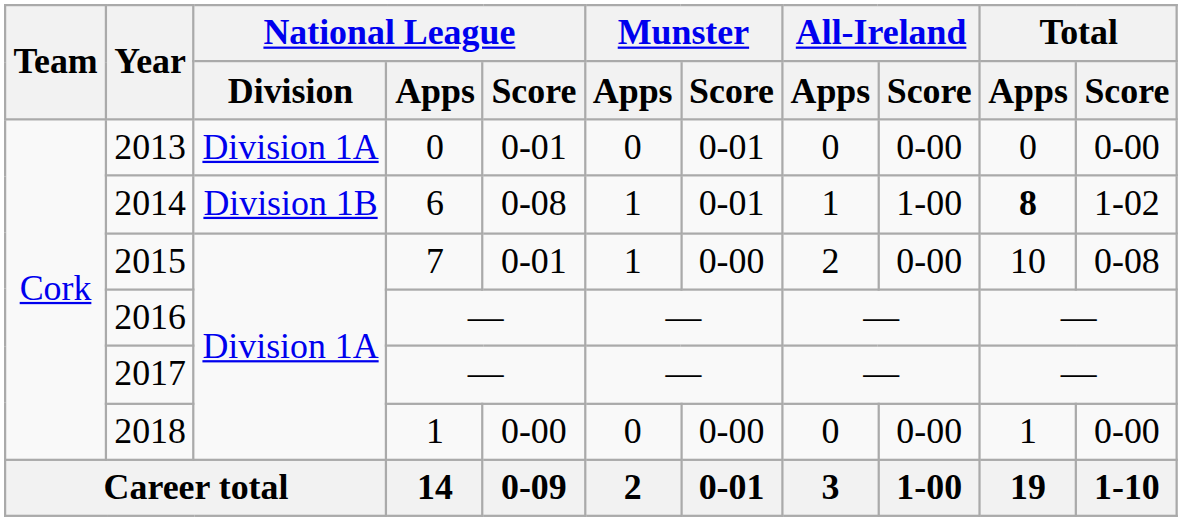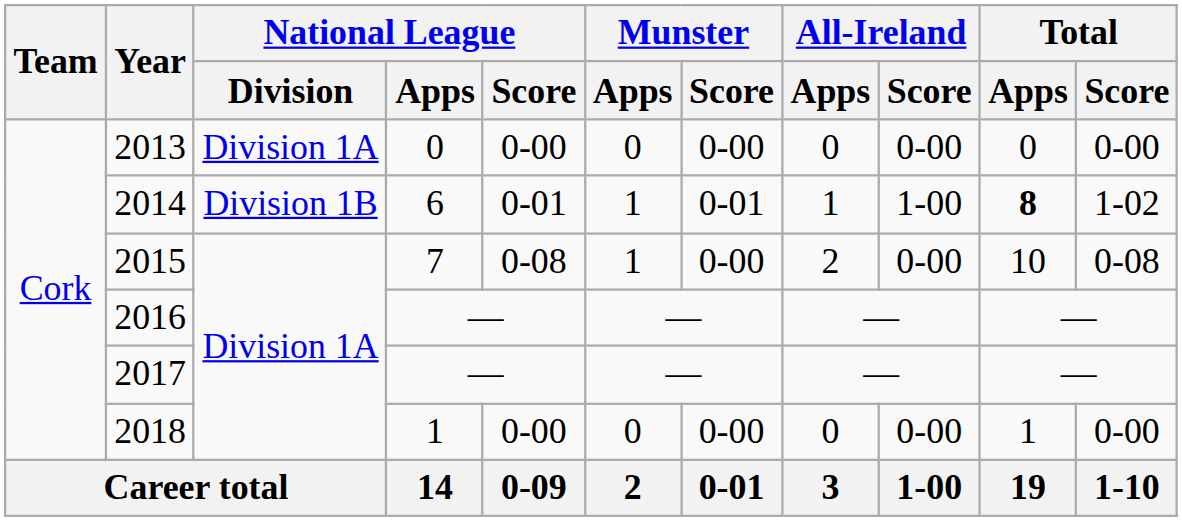(534, 146) 0-01 -> (534, 146) 0-00
(732, 146) 0-01 -> (732, 146) 0-00
(534, 203) 0-08 -> (534, 203) 0-01
(534, 260) 0-01 -> (534, 260) 0-08
